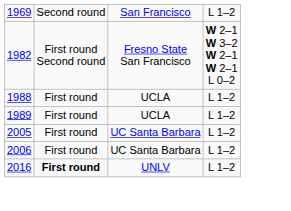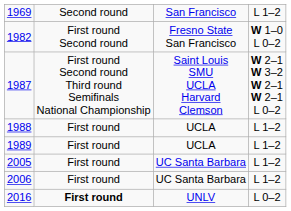(222, 55) W 2–1 W 3–2 W 2–1 W 2–1 L 0–2 -> (267, 36) W 1–0 L 0–2
+ row: (19, 85)
(222, 167) L 1–2 -> (267, 197) L 0–2
